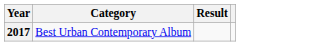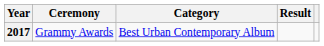+ column: (74, 13)
